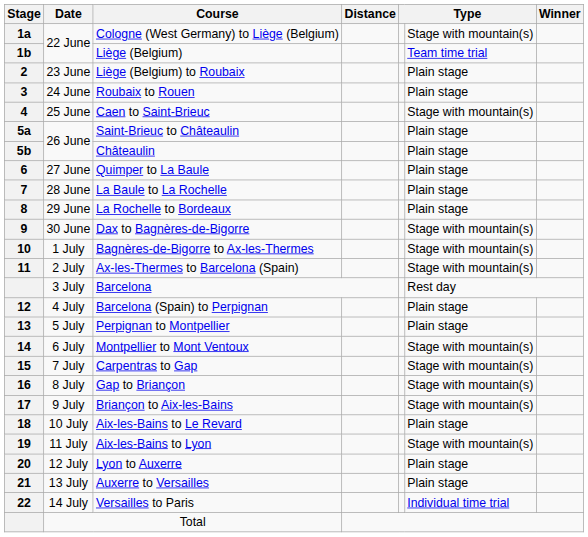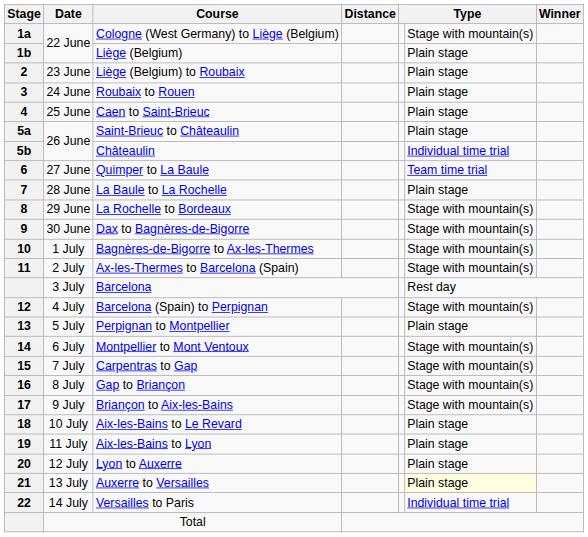(447, 53) Team time trial -> (438, 53) Plain stage
(470, 111) Stage with mountain(s) -> (438, 111) Plain stage
(438, 151) Plain stage -> (458, 151) Individual time trial
(438, 170) Plain stage -> (447, 170) Team time trial
(438, 209) Plain stage -> (470, 209) Stage with mountain(s)
(438, 307) Plain stage -> (470, 307) Stage with mountain(s)
(470, 444) Stage with mountain(s) -> (438, 444) Plain stage
(438, 483) no background -> (438, 483) lightyellow background
